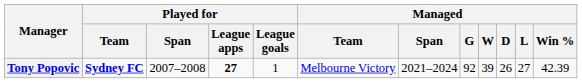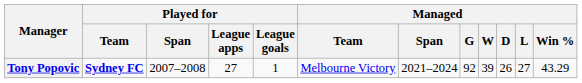(231, 68) bold -> (231, 68) normal
(555, 68) 42.39 -> (555, 68) 43.29
